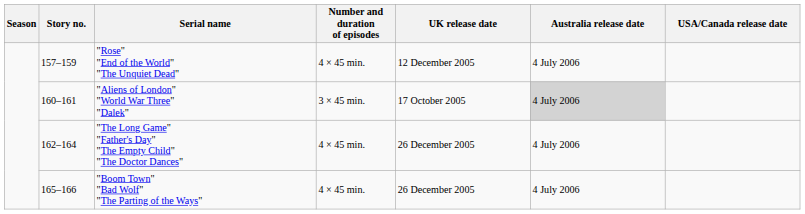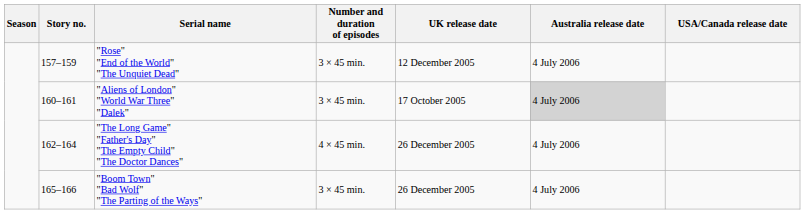(342, 62) 4 × 45 min. -> (342, 62) 3 × 45 min.
(342, 189) 4 × 45 min. -> (342, 189) 3 × 45 min.
